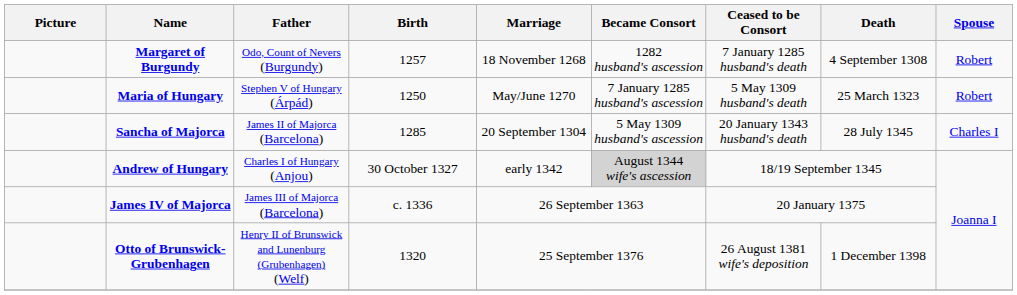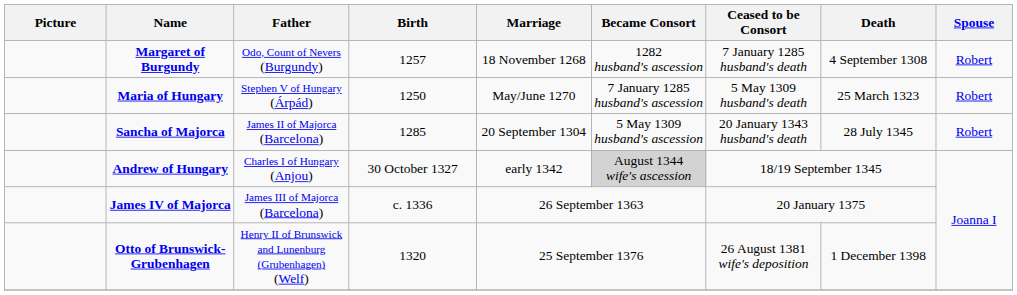(974, 132) Charles I -> (974, 132) Robert
